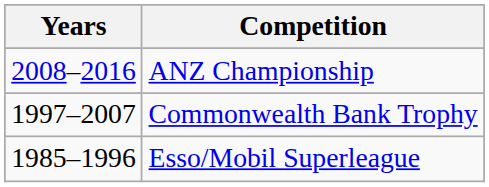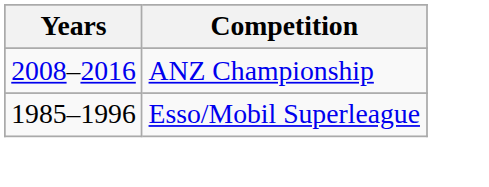- row: (313, 114)
